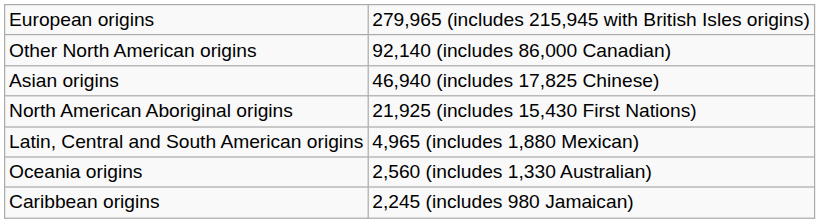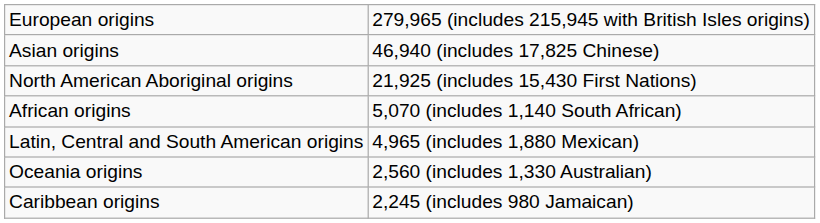- row: (133, 50)
+ row: (70, 111)
